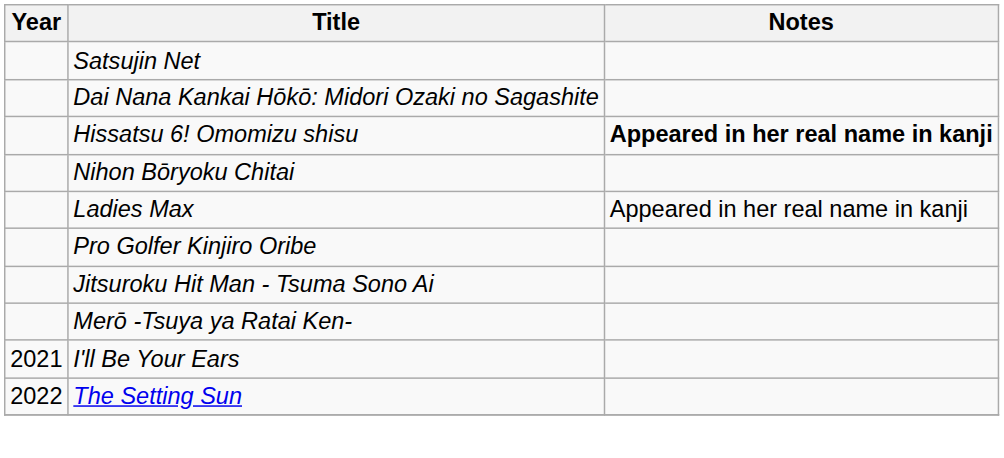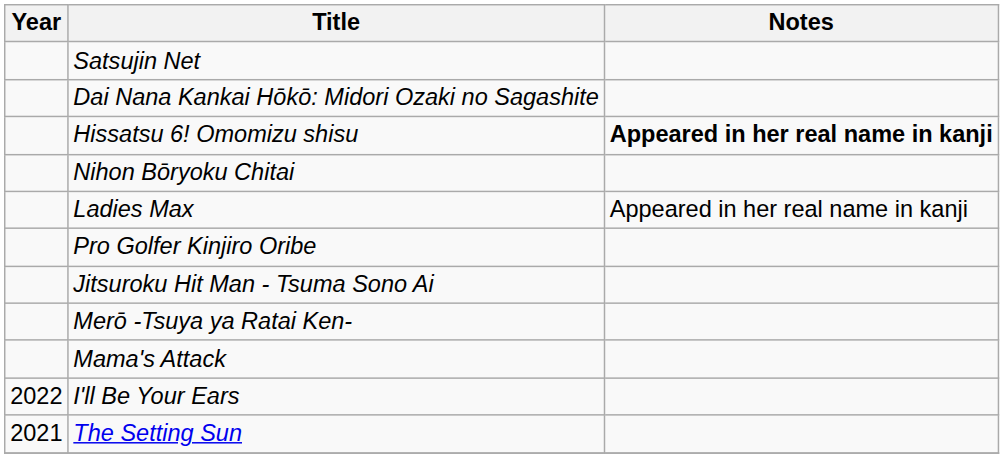+ row: (150, 358)
(36, 358) 2021 -> (36, 396) 2022
(36, 396) 2022 -> (36, 433) 2021
